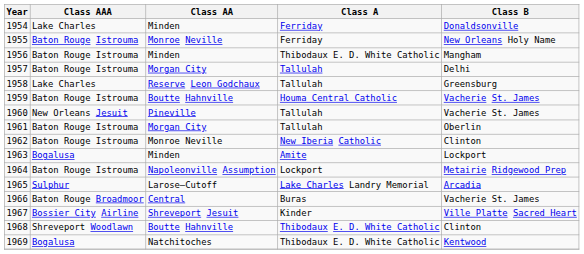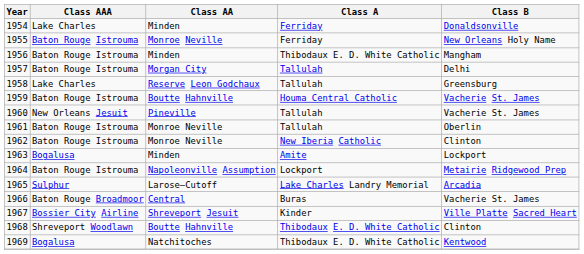(177, 127) Morgan City -> (185, 127) Monroe Neville
